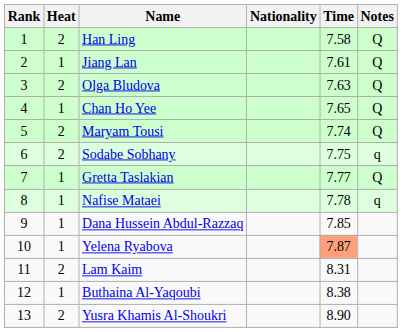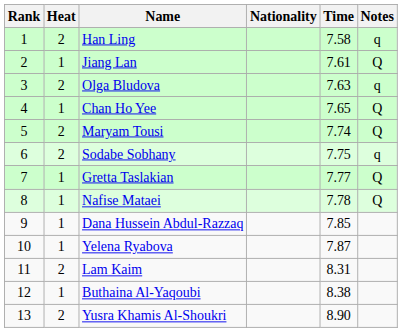(377, 39) Q -> (377, 39) q
(377, 85) Q -> (377, 85) q
(377, 200) q -> (377, 200) Q
(339, 246) lightsalmon background -> (339, 246) no background
